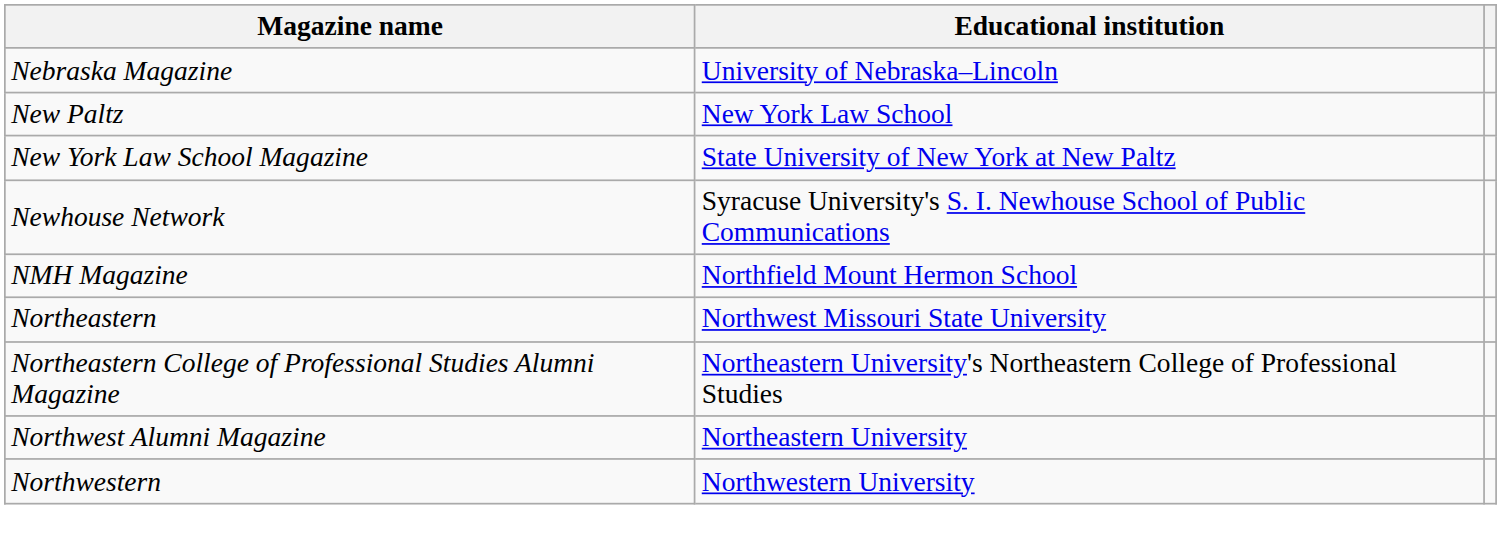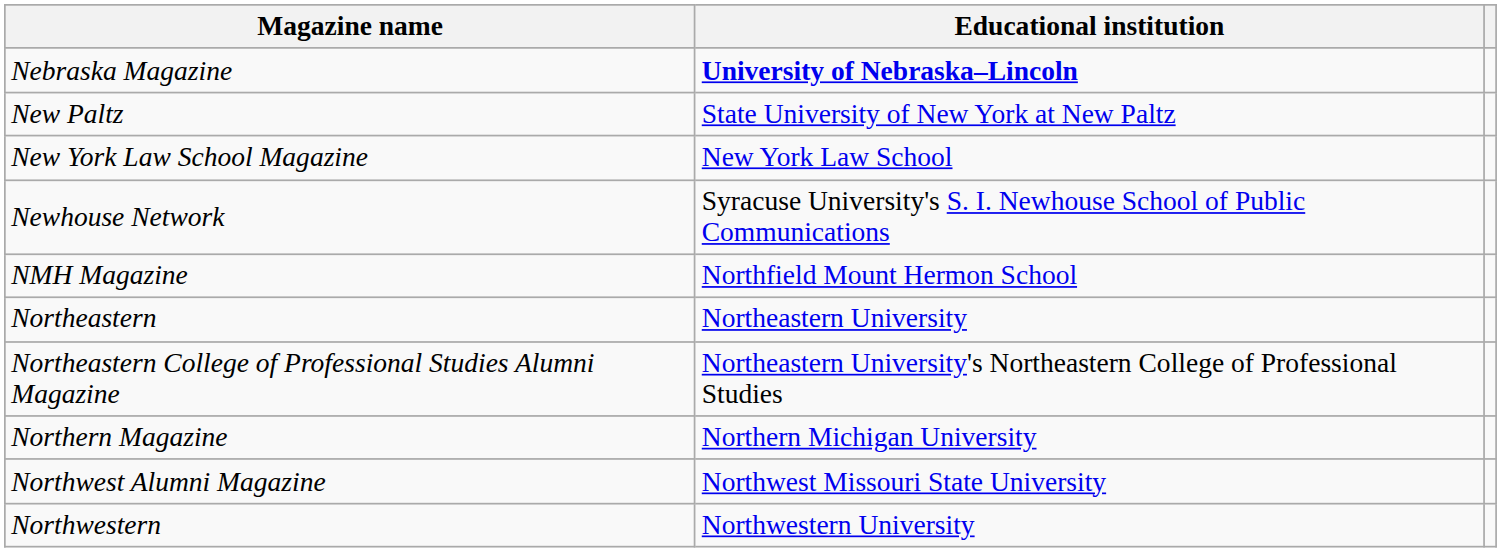(880, 69) normal -> (890, 69) bold
(827, 113) New York Law School -> (939, 113) State University of New York at New Paltz
(939, 157) State University of New York at New Paltz -> (827, 157) New York Law School
(904, 319) Northwest Missouri State University -> (834, 319) Northeastern University
+ row: (119, 437)
(834, 437) Northeastern University -> (904, 481) Northwest Missouri State University
